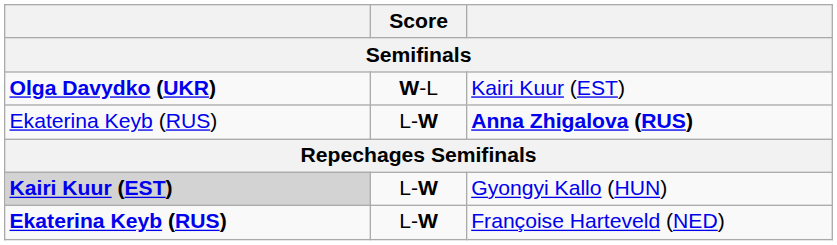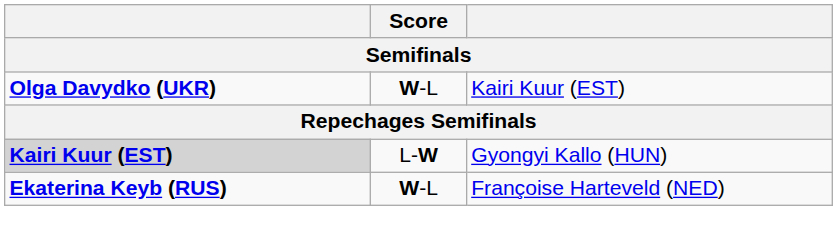- row: (582, 121)
(419, 222) L-W -> (419, 188) W-L
